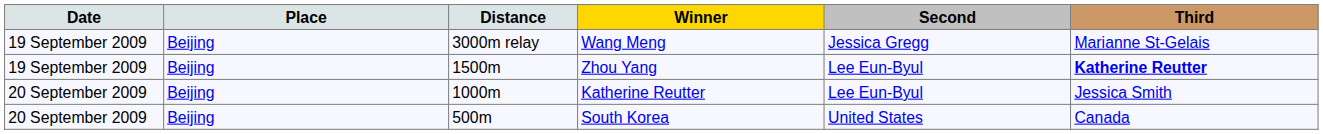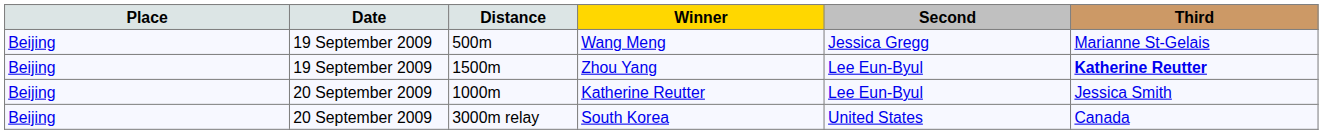columns swapped: (84, 17) <-> (306, 17)
(496, 42) 3000m relay -> (472, 42) 500m
(472, 117) 500m -> (496, 117) 3000m relay
